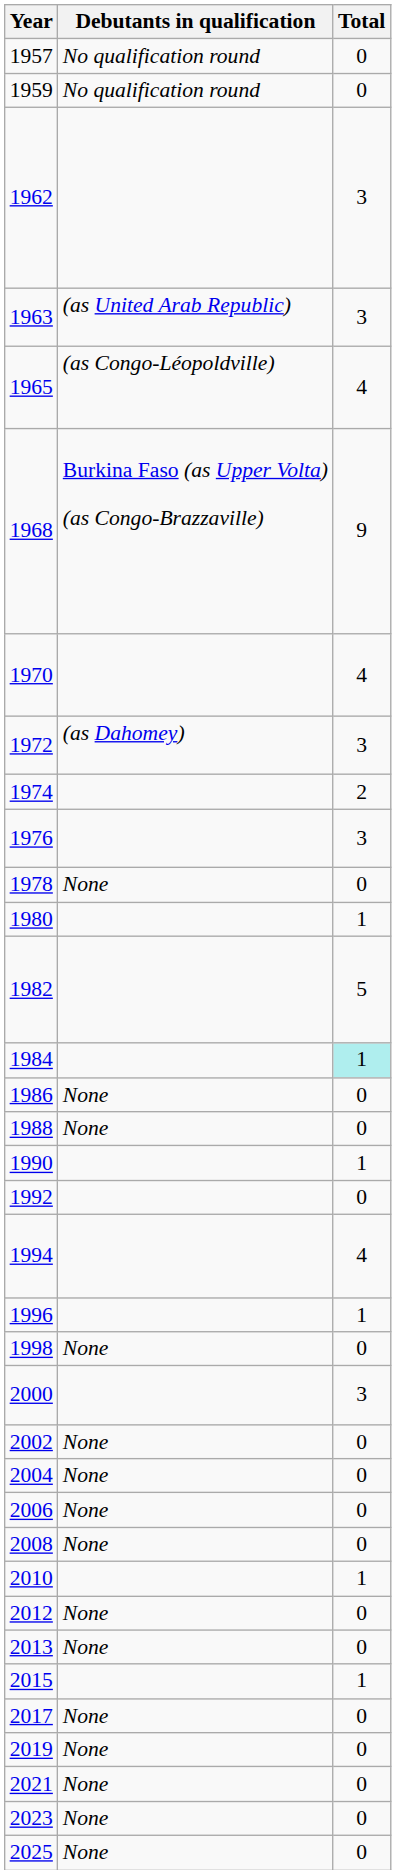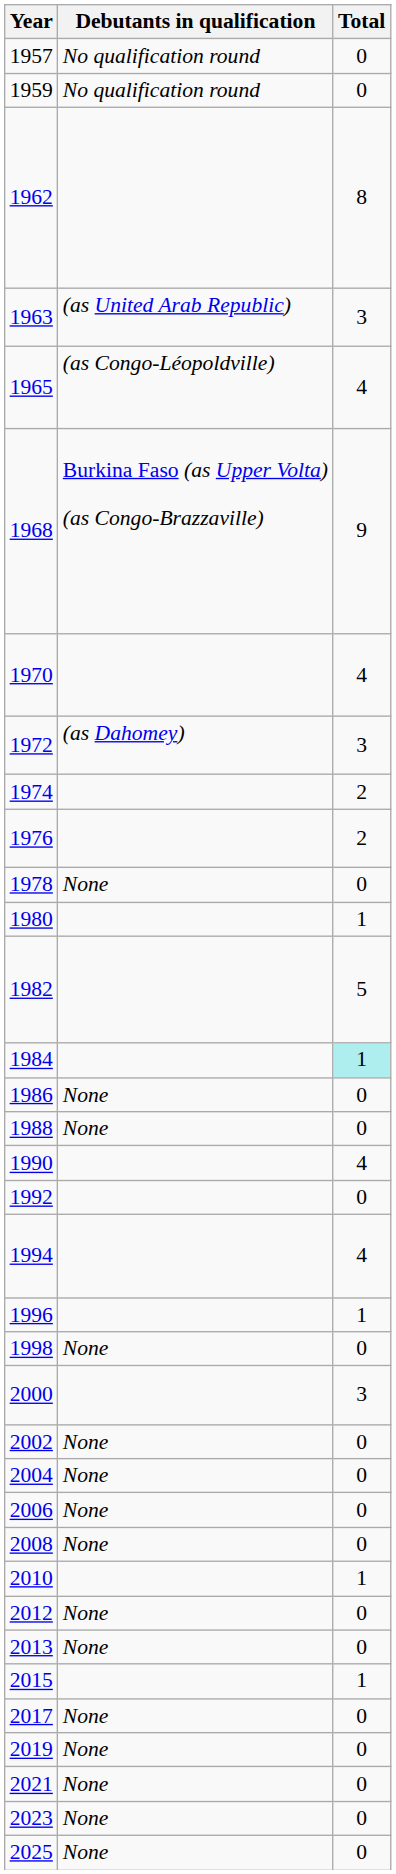(362, 197) 3 -> (362, 197) 8
(362, 838) 3 -> (362, 838) 2
(362, 1162) 1 -> (362, 1162) 4
